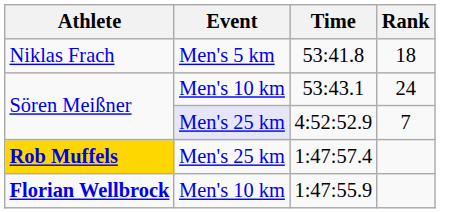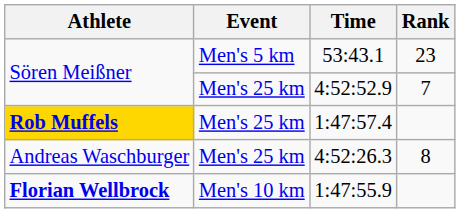- row: (333, 55)
(232, 89) Men's 10 km -> (247, 55) Men's 5 km
(406, 89) 24 -> (426, 55) 23
(232, 122) lavender background -> (252, 89) no background
+ row: (353, 156)
